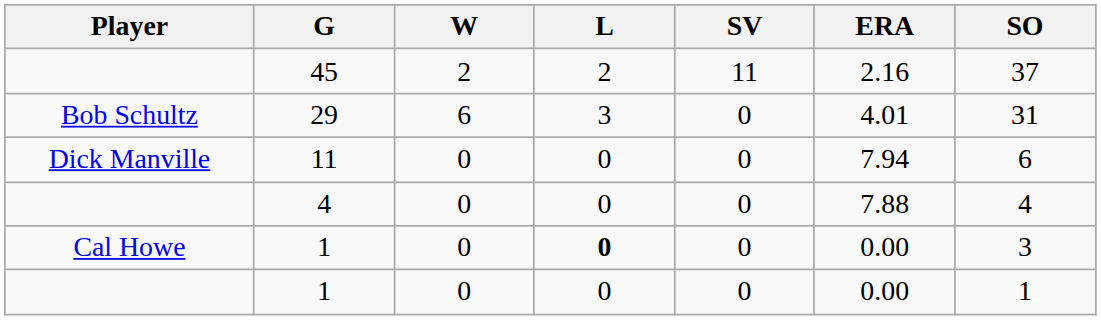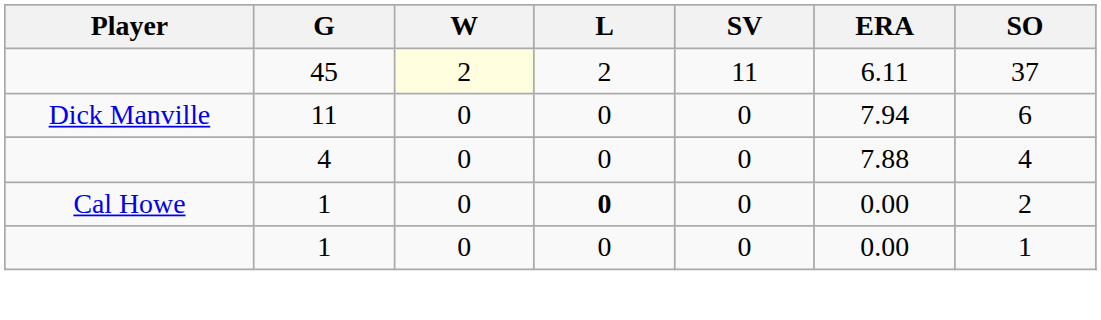(464, 70) no background -> (464, 70) lightyellow background
(885, 70) 2.16 -> (885, 70) 6.11
- row: (129, 114)
(1025, 247) 3 -> (1025, 203) 2
